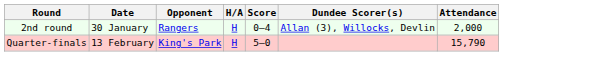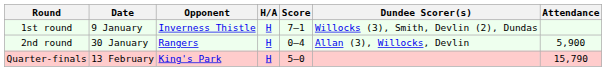+ row: (47, 28)
(468, 28) 2,000 -> (571, 43) 5,900
